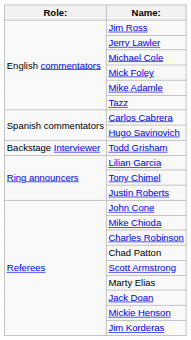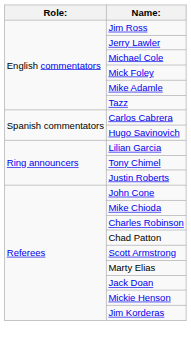- row: (138, 148)
